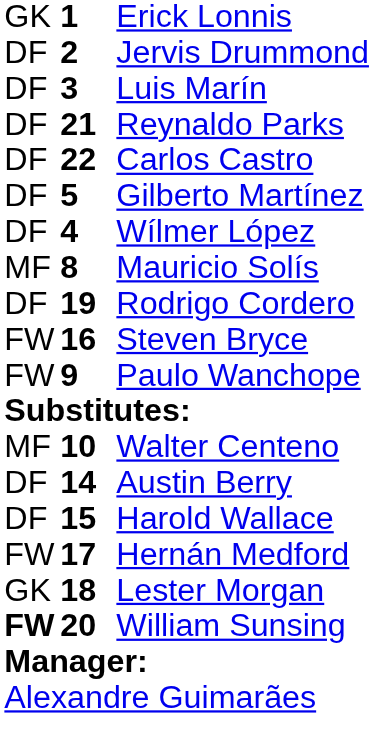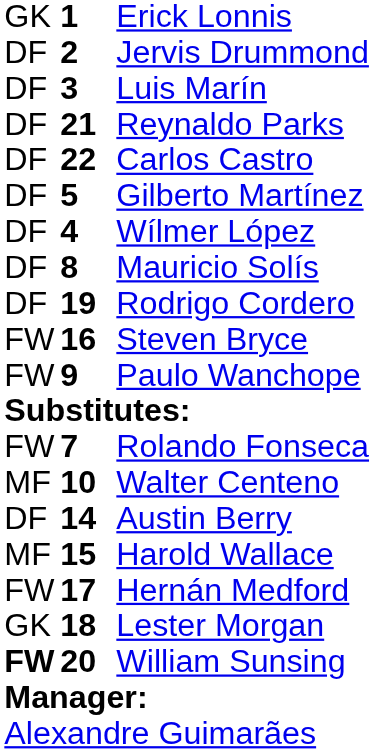(28, 267) MF -> (26, 267) DF
+ row: (243, 446)
(26, 518) DF -> (28, 554) MF
